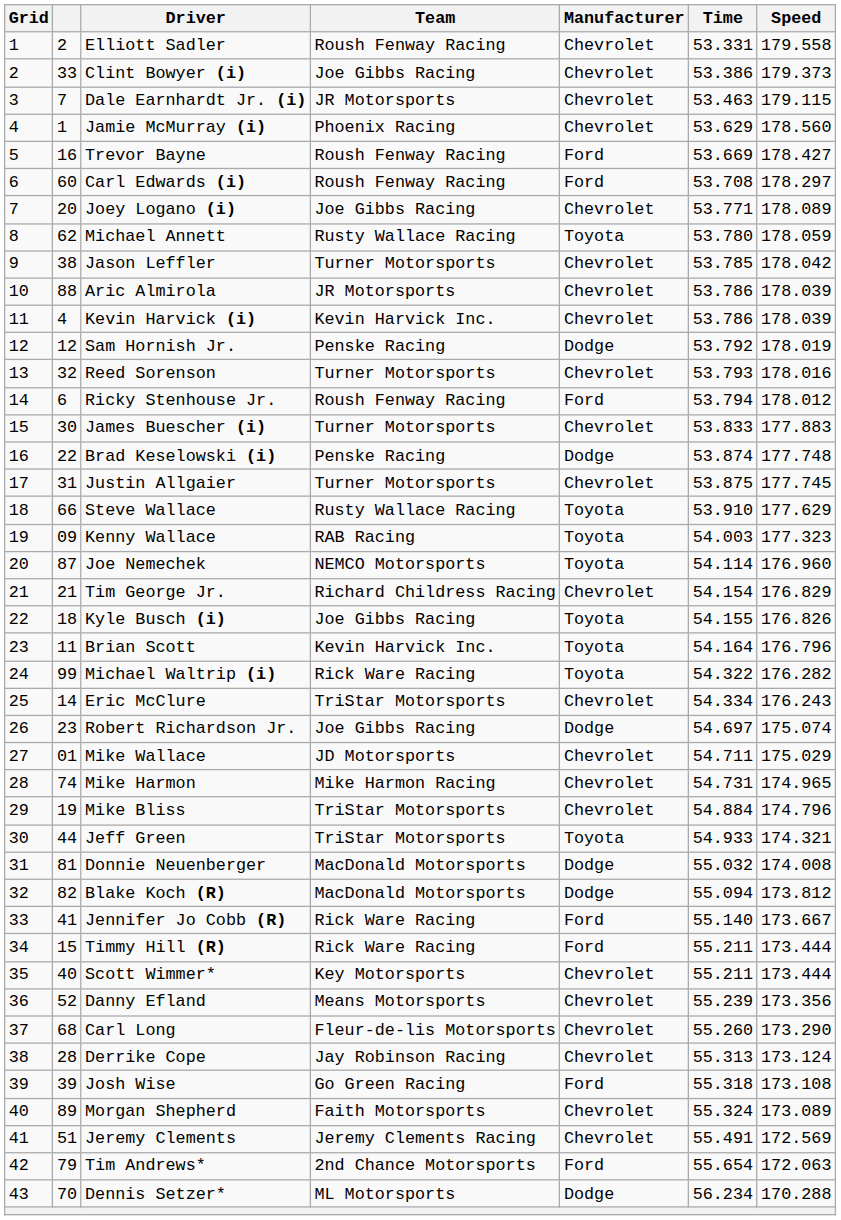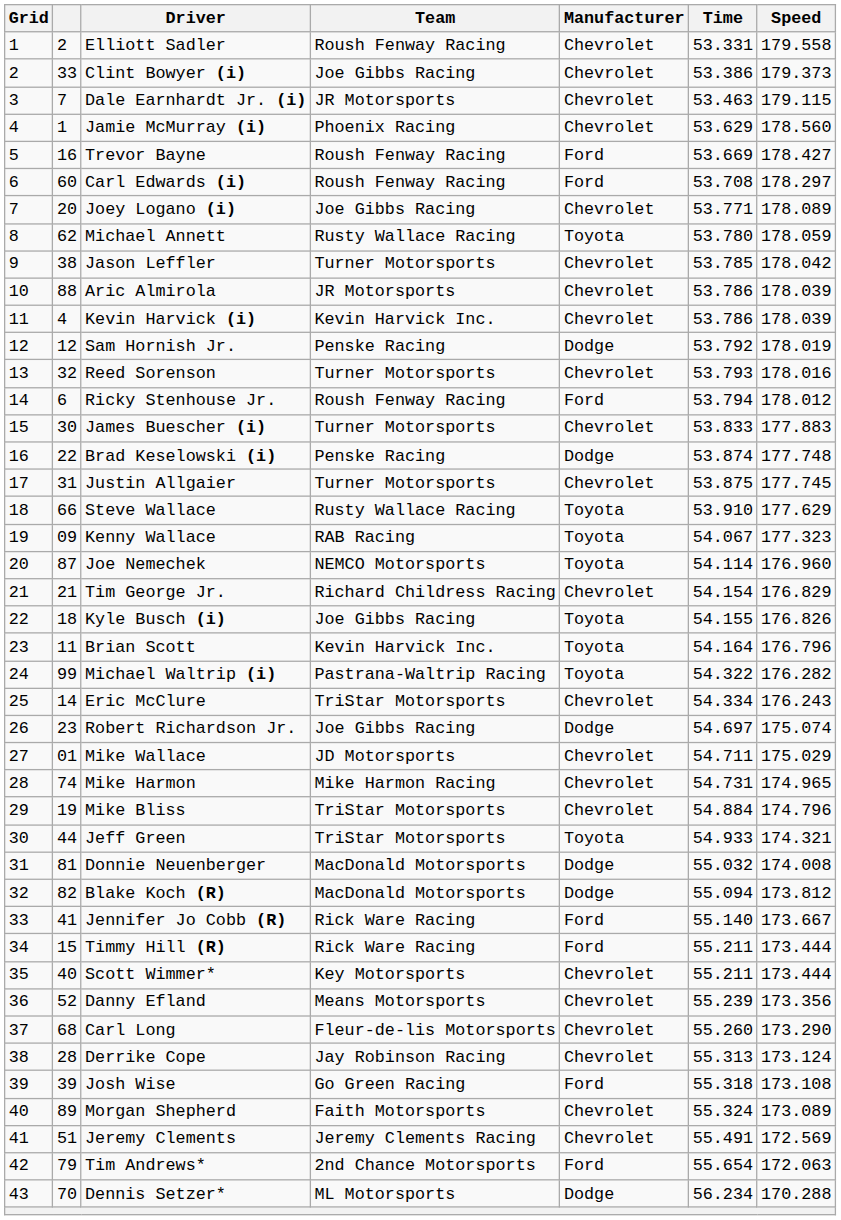(723, 538) 54.003 -> (723, 538) 54.067
(395, 674) Rick Ware Racing -> (430, 674) Pastrana-Waltrip Racing
